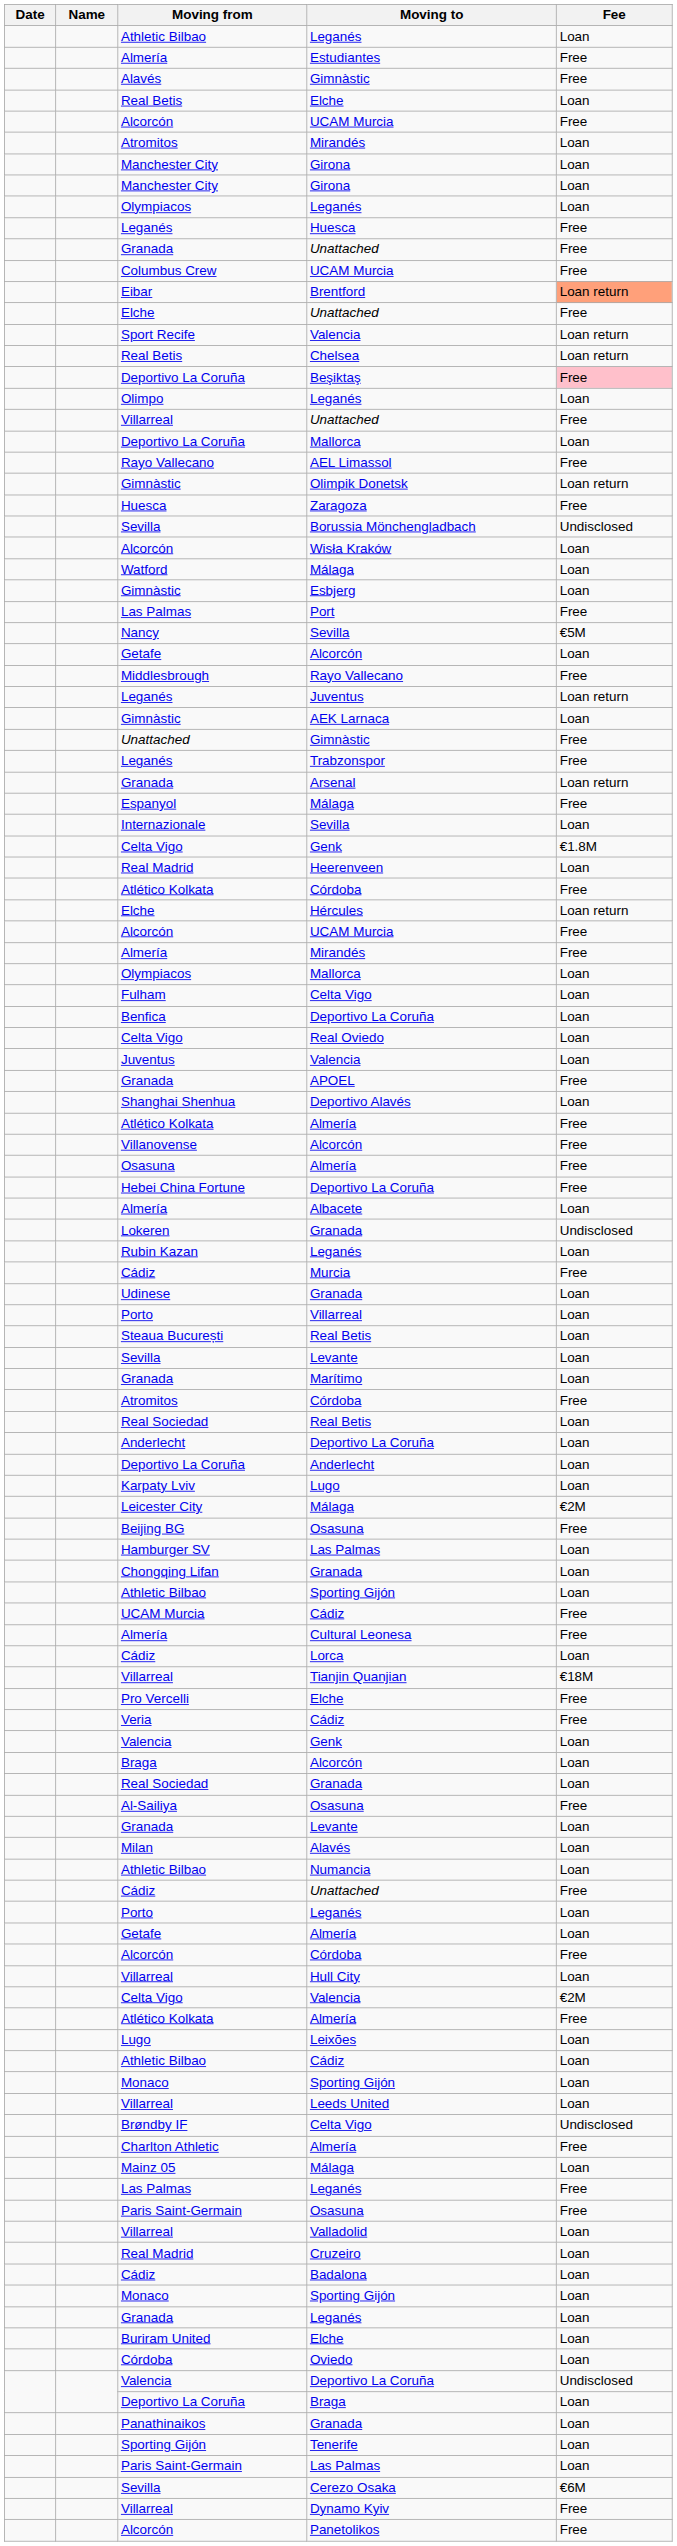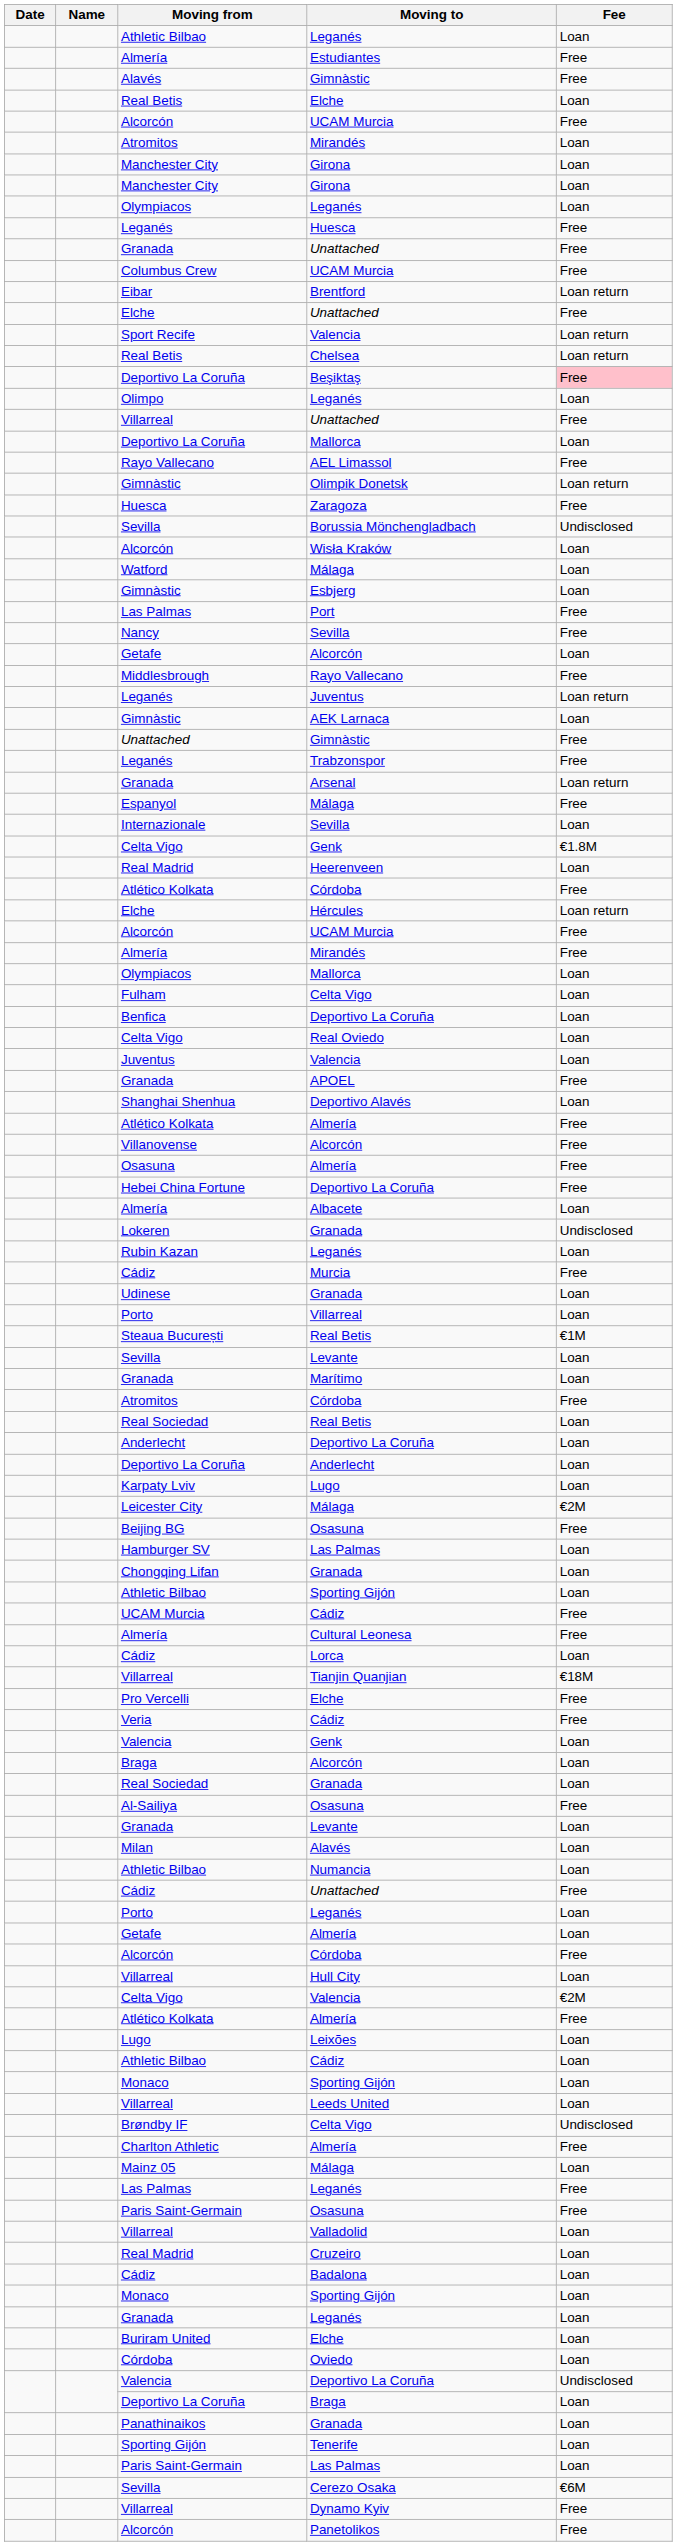(594, 292) lightsalmon background -> (594, 292) no background
(573, 633) €5M -> (573, 633) Free
(575, 1336) Loan -> (573, 1336) €1M
